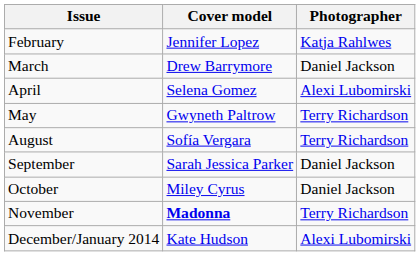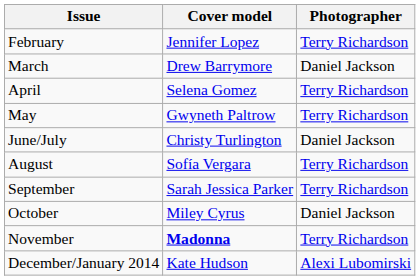(346, 41) Katja Rahlwes -> (354, 41) Terry Richardson
(356, 90) Alexi Lubomirski -> (354, 90) Terry Richardson
+ row: (37, 139)
(348, 164) Daniel Jackson -> (354, 189) Terry Richardson
